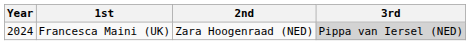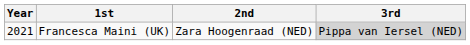(20, 31) 2024 -> (20, 31) 2021
